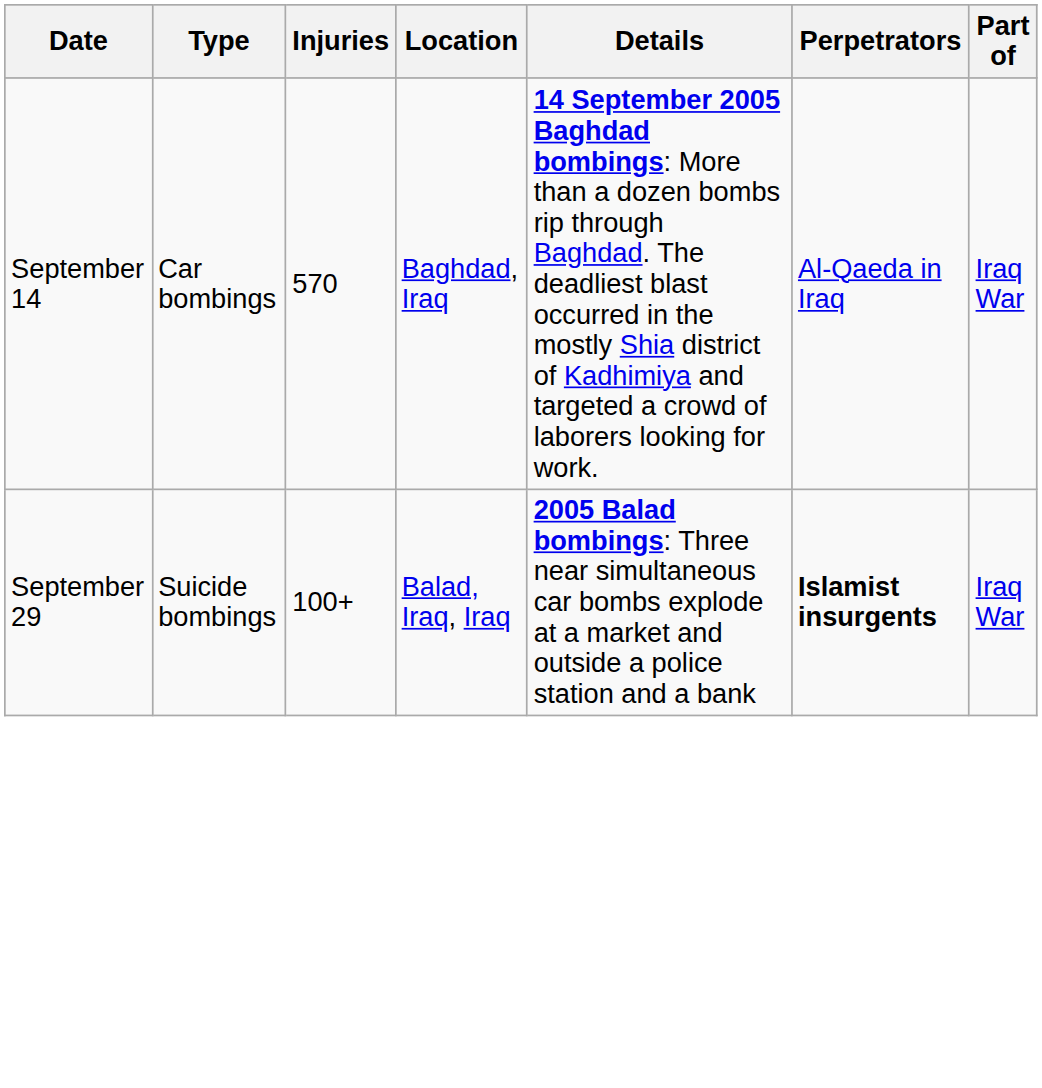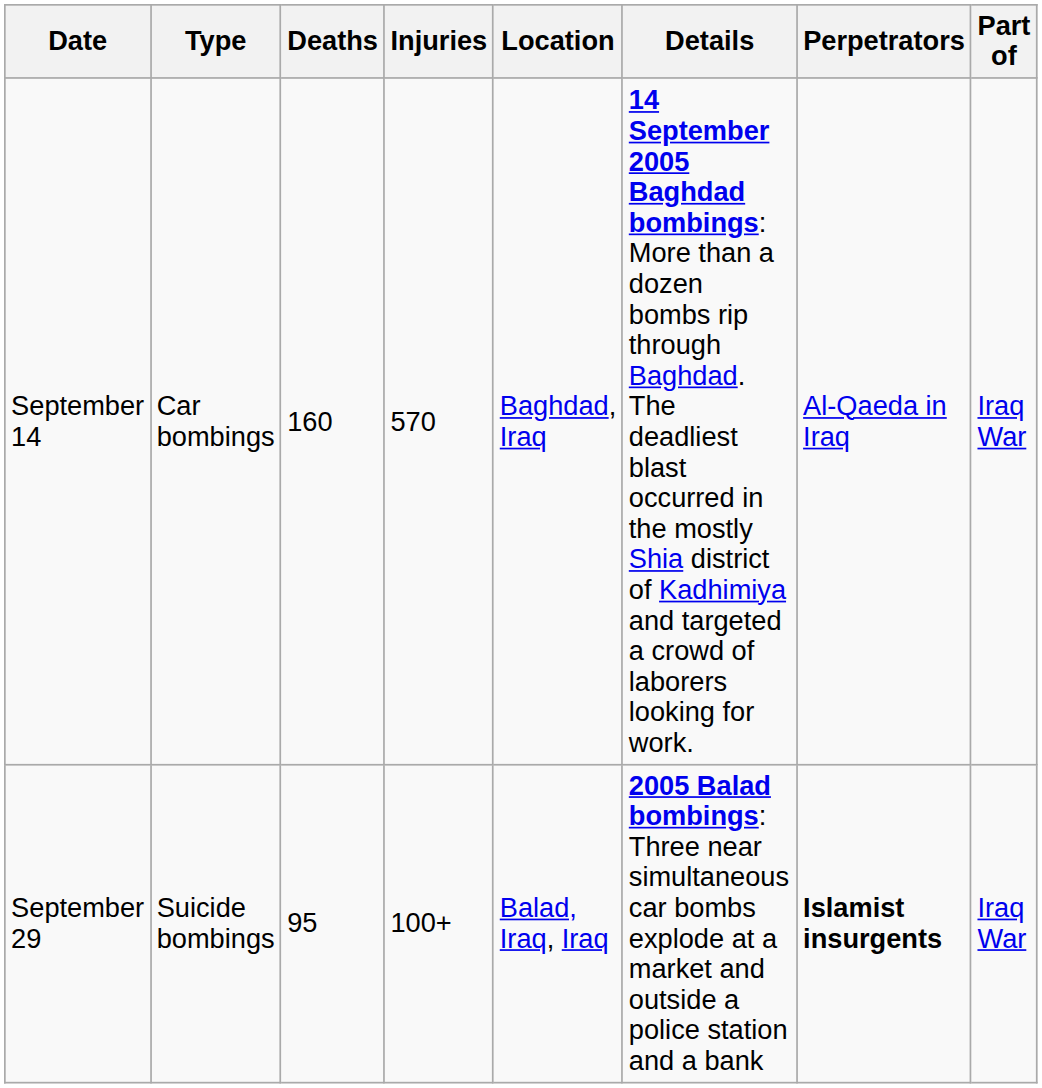+ column: (333, 41)
